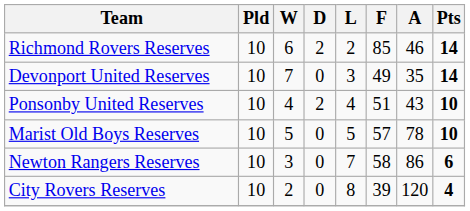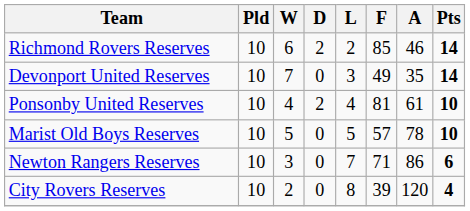(382, 104) 51 -> (382, 104) 81
(415, 104) 43 -> (415, 104) 61
(382, 162) 58 -> (382, 162) 71
